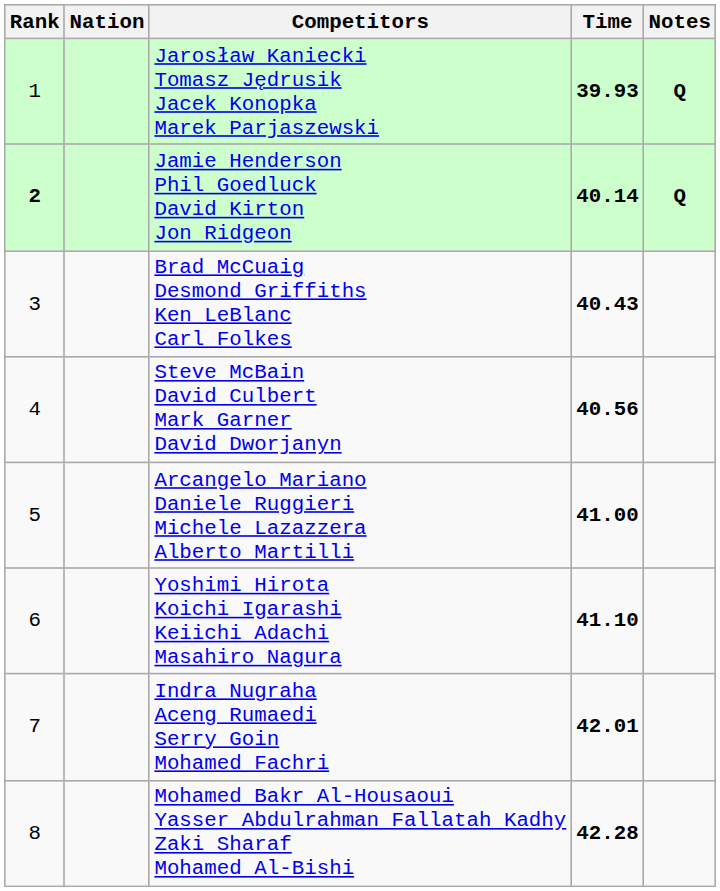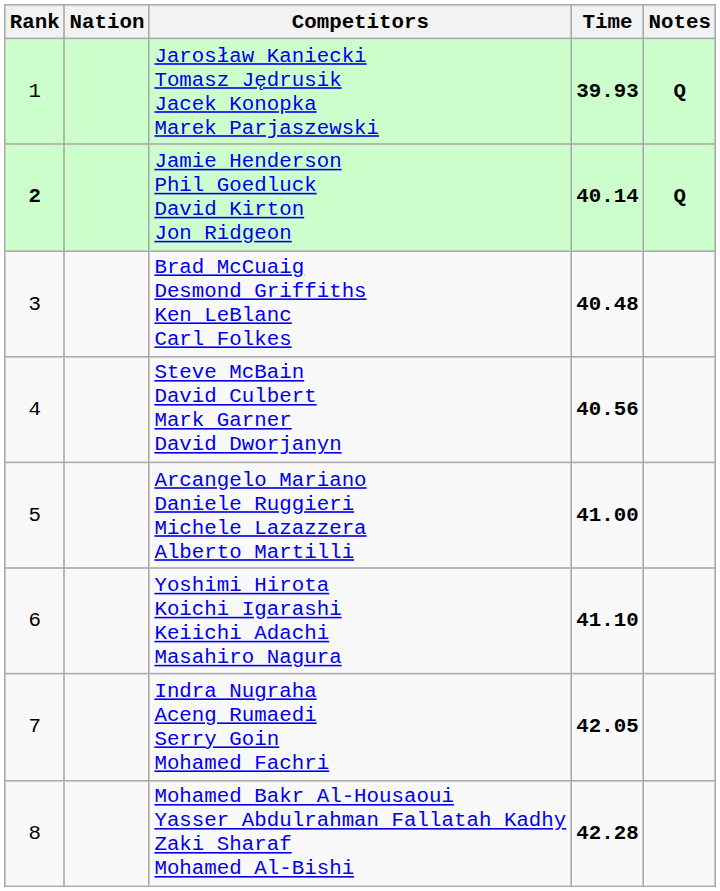(607, 303) 40.43 -> (607, 303) 40.48
(607, 727) 42.01 -> (607, 727) 42.05
